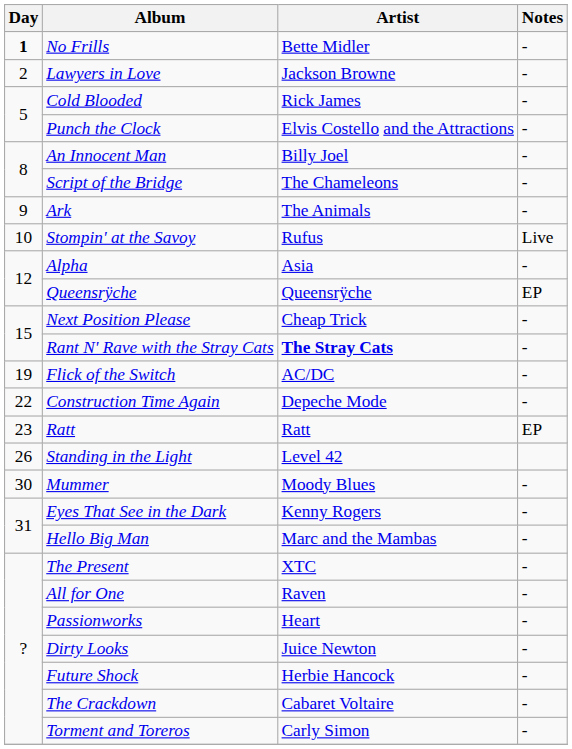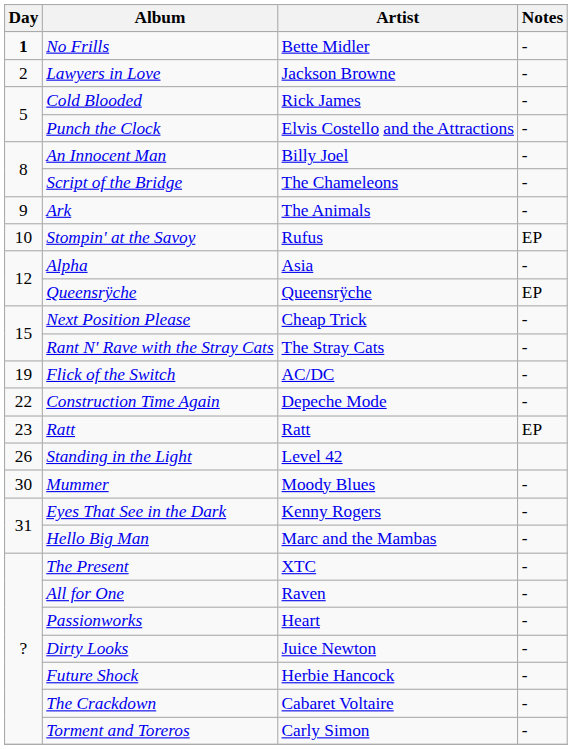(538, 237) Live -> (532, 237) EP
(337, 347) bold -> (333, 347) normal
